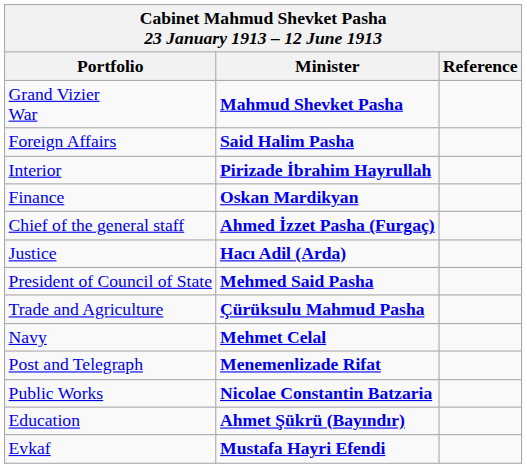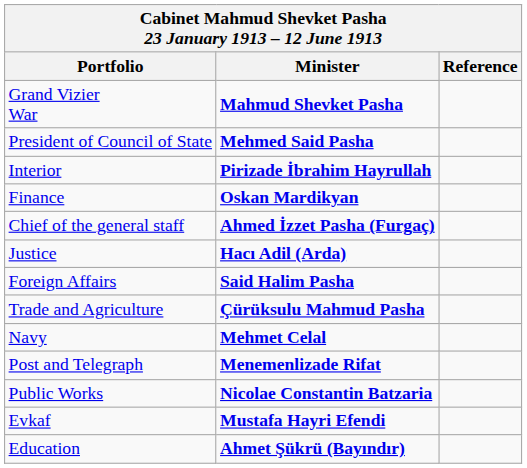rows swapped: (62, 141) <-> (110, 281)
rows swapped: (44, 420) <-> (30, 448)
